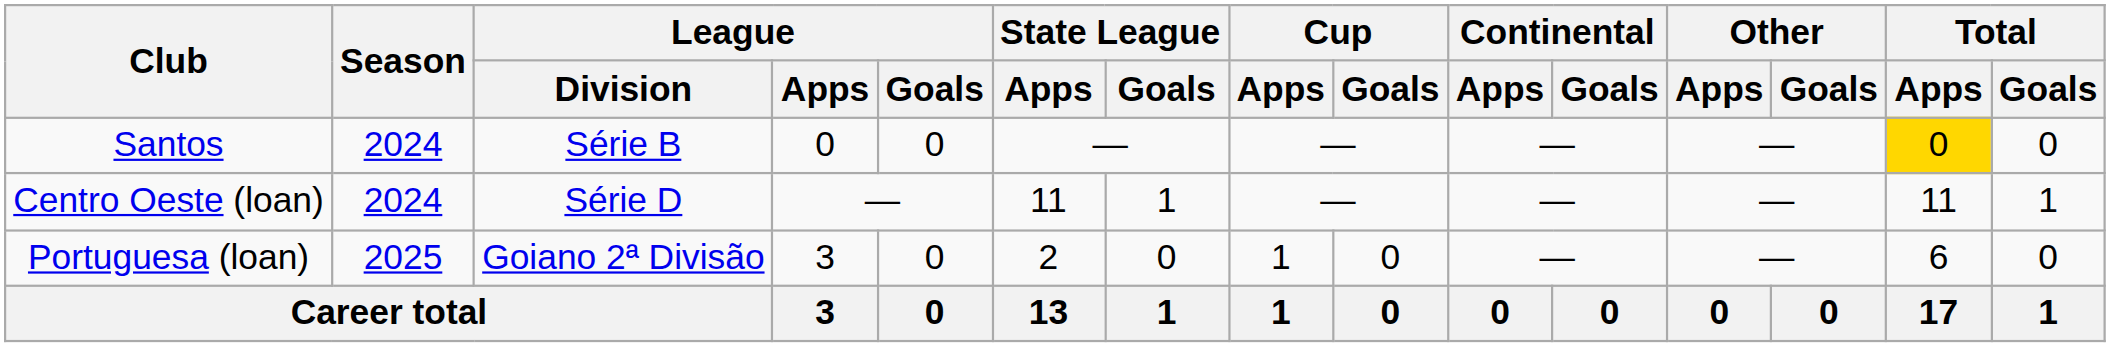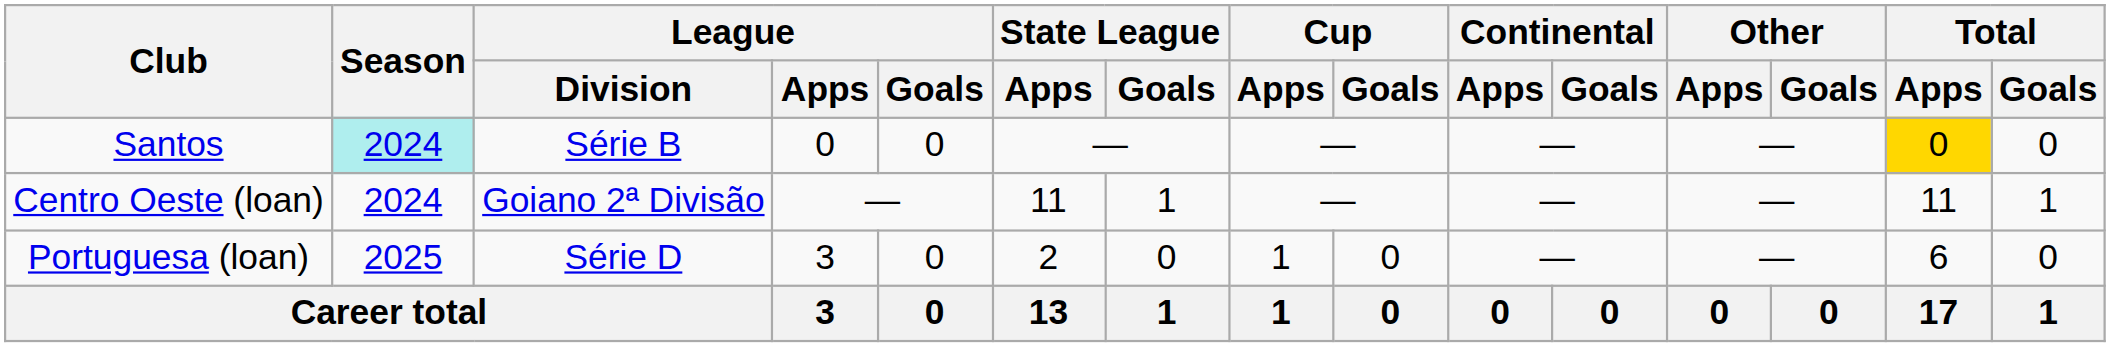(403, 144) no background -> (403, 144) paleturquoise background
(623, 200) Série D -> (623, 200) Goiano 2ª Divisão
(623, 256) Goiano 2ª Divisão -> (623, 256) Série D
